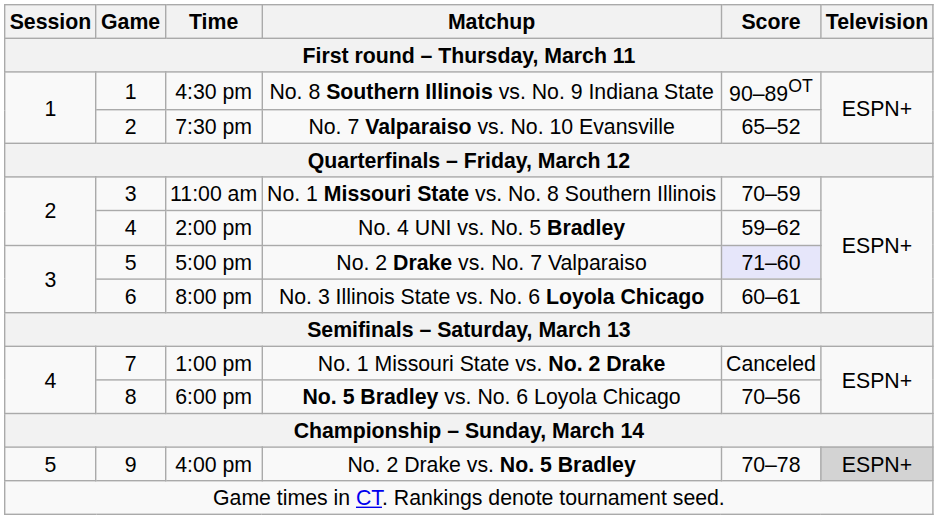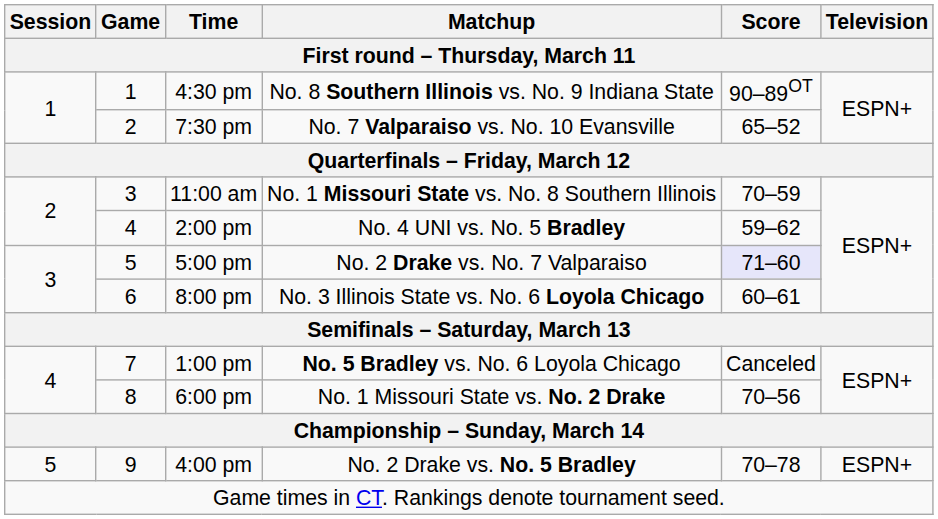(492, 363) No. 1 Missouri State vs. No. 2 Drake -> (492, 363) No. 5 Bradley vs. No. 6 Loyola Chicago
(492, 397) No. 5 Bradley vs. No. 6 Loyola Chicago -> (492, 397) No. 1 Missouri State vs. No. 2 Drake
(877, 464) lightgrey background -> (877, 464) no background
